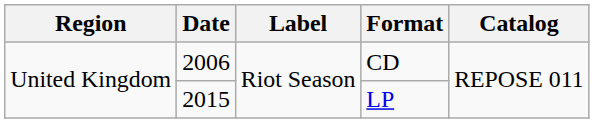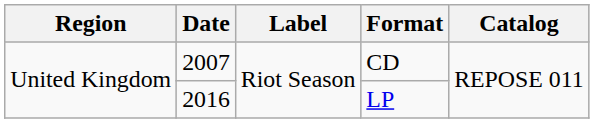(206, 61) 2006 -> (206, 61) 2007
(206, 99) 2015 -> (206, 99) 2016
